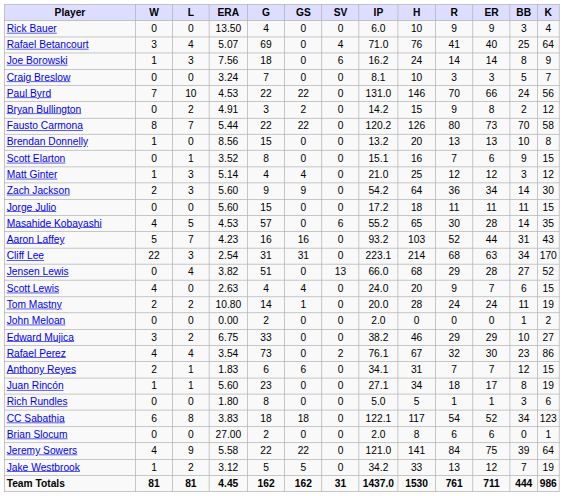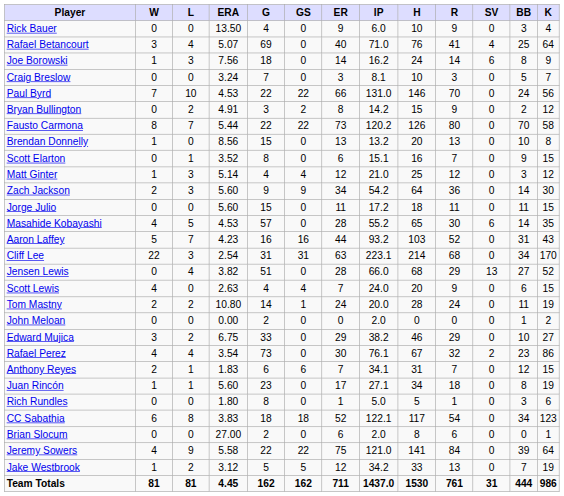columns swapped: (341, 12) <-> (491, 12)
